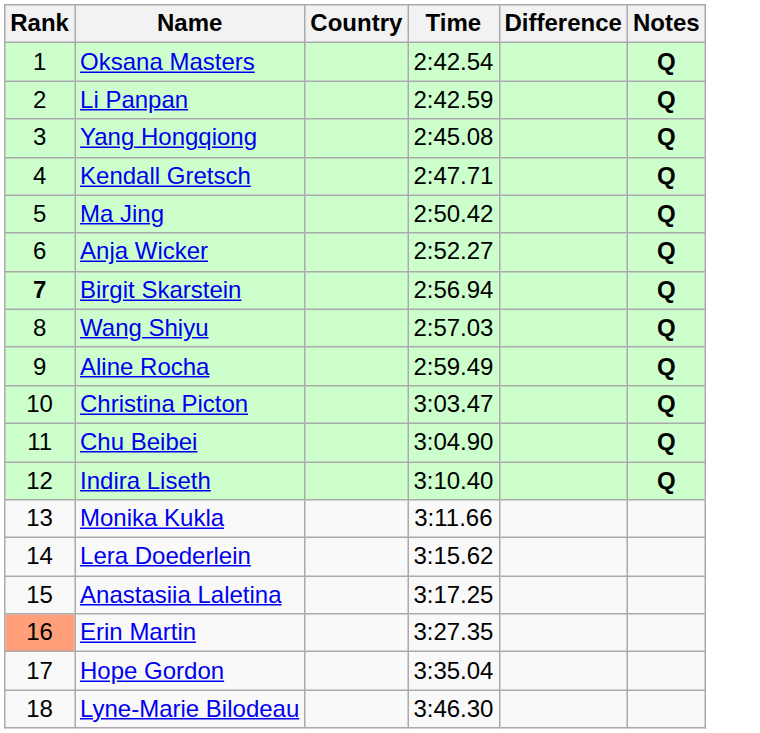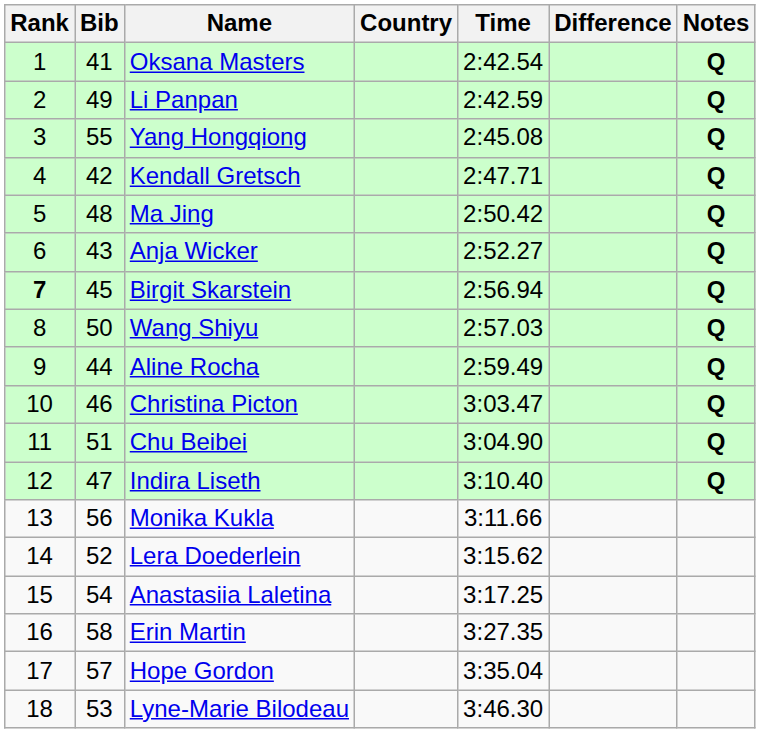+ column: (99, 23)
(40, 632) lightsalmon background -> (40, 632) no background
